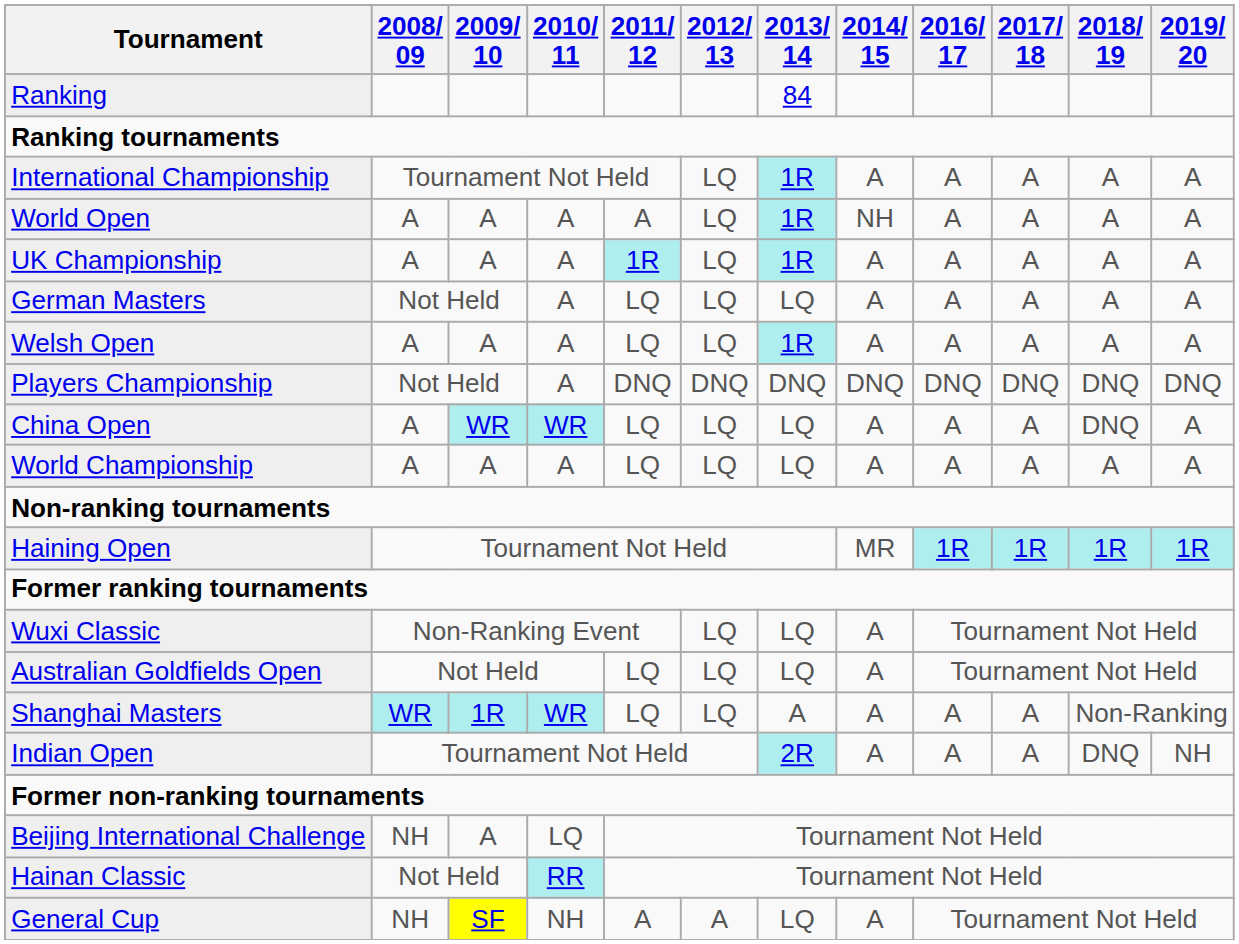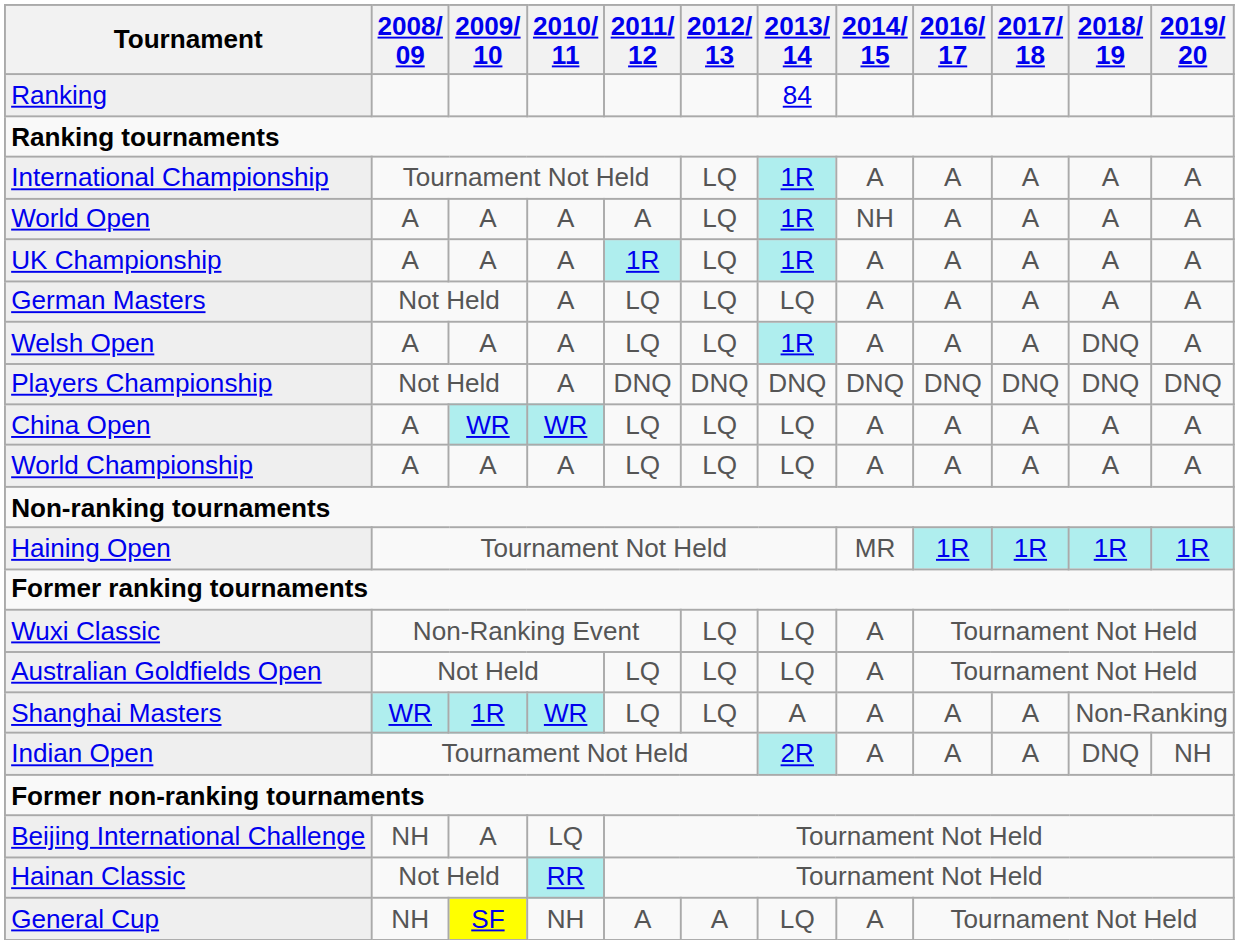(1110, 342) A -> (1110, 342) DNQ
(1110, 424) DNQ -> (1110, 424) A
